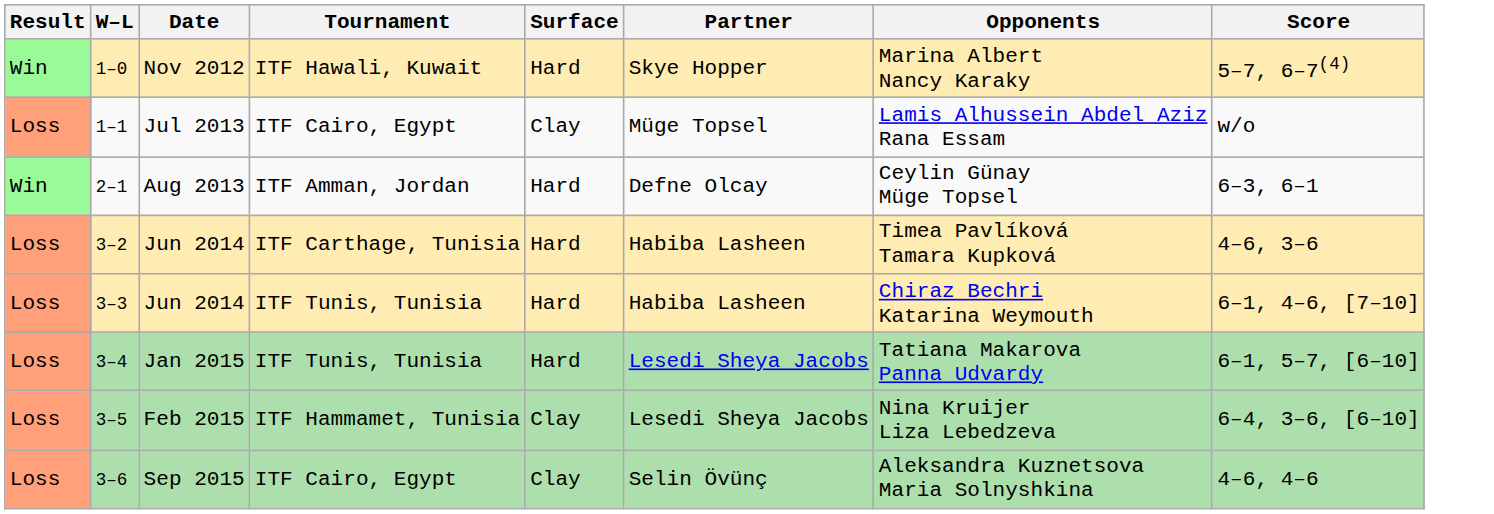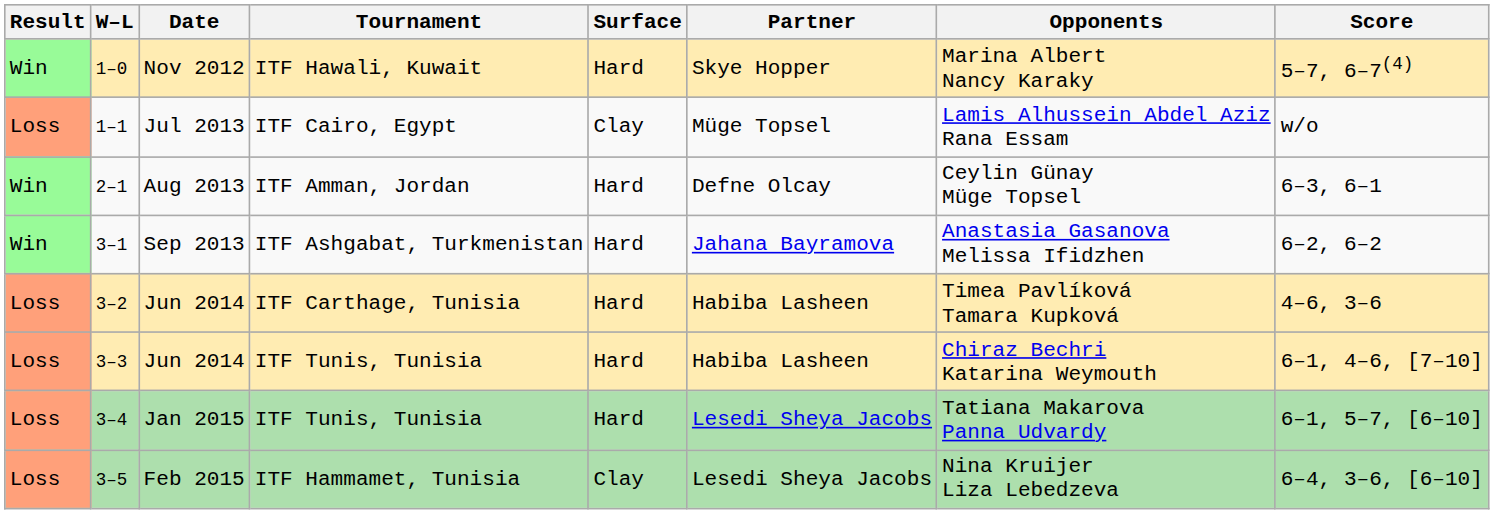+ row: (111, 245)
- row: (111, 480)
